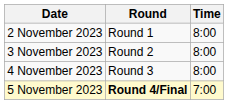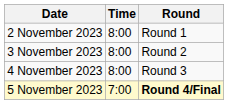columns swapped: (207, 14) <-> (148, 14)
